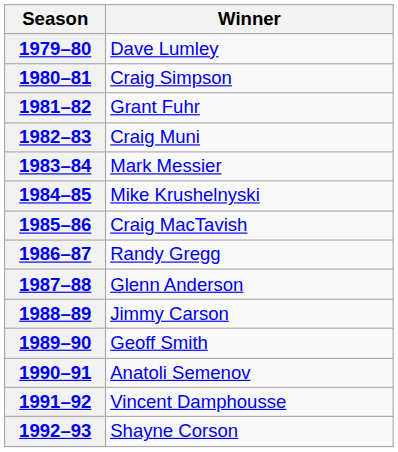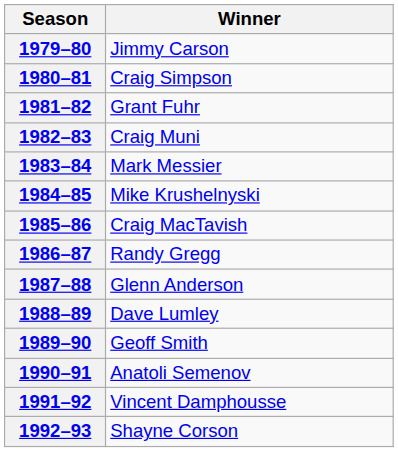(164, 48) Dave Lumley -> (170, 48) Jimmy Carson
(170, 313) Jimmy Carson -> (164, 313) Dave Lumley
